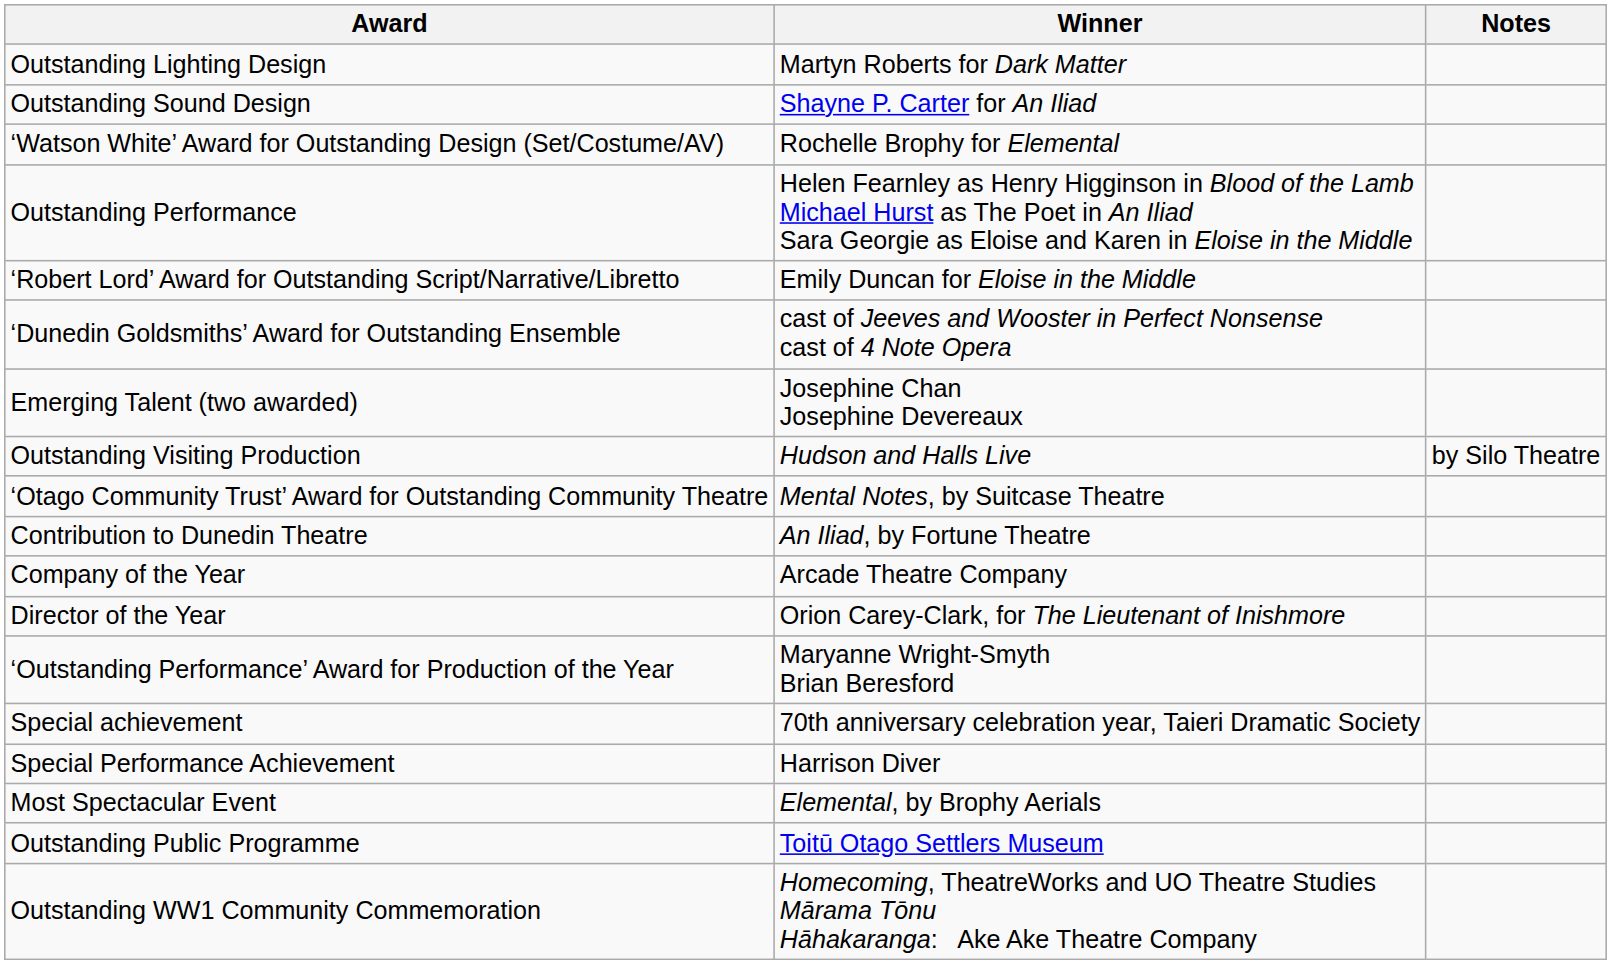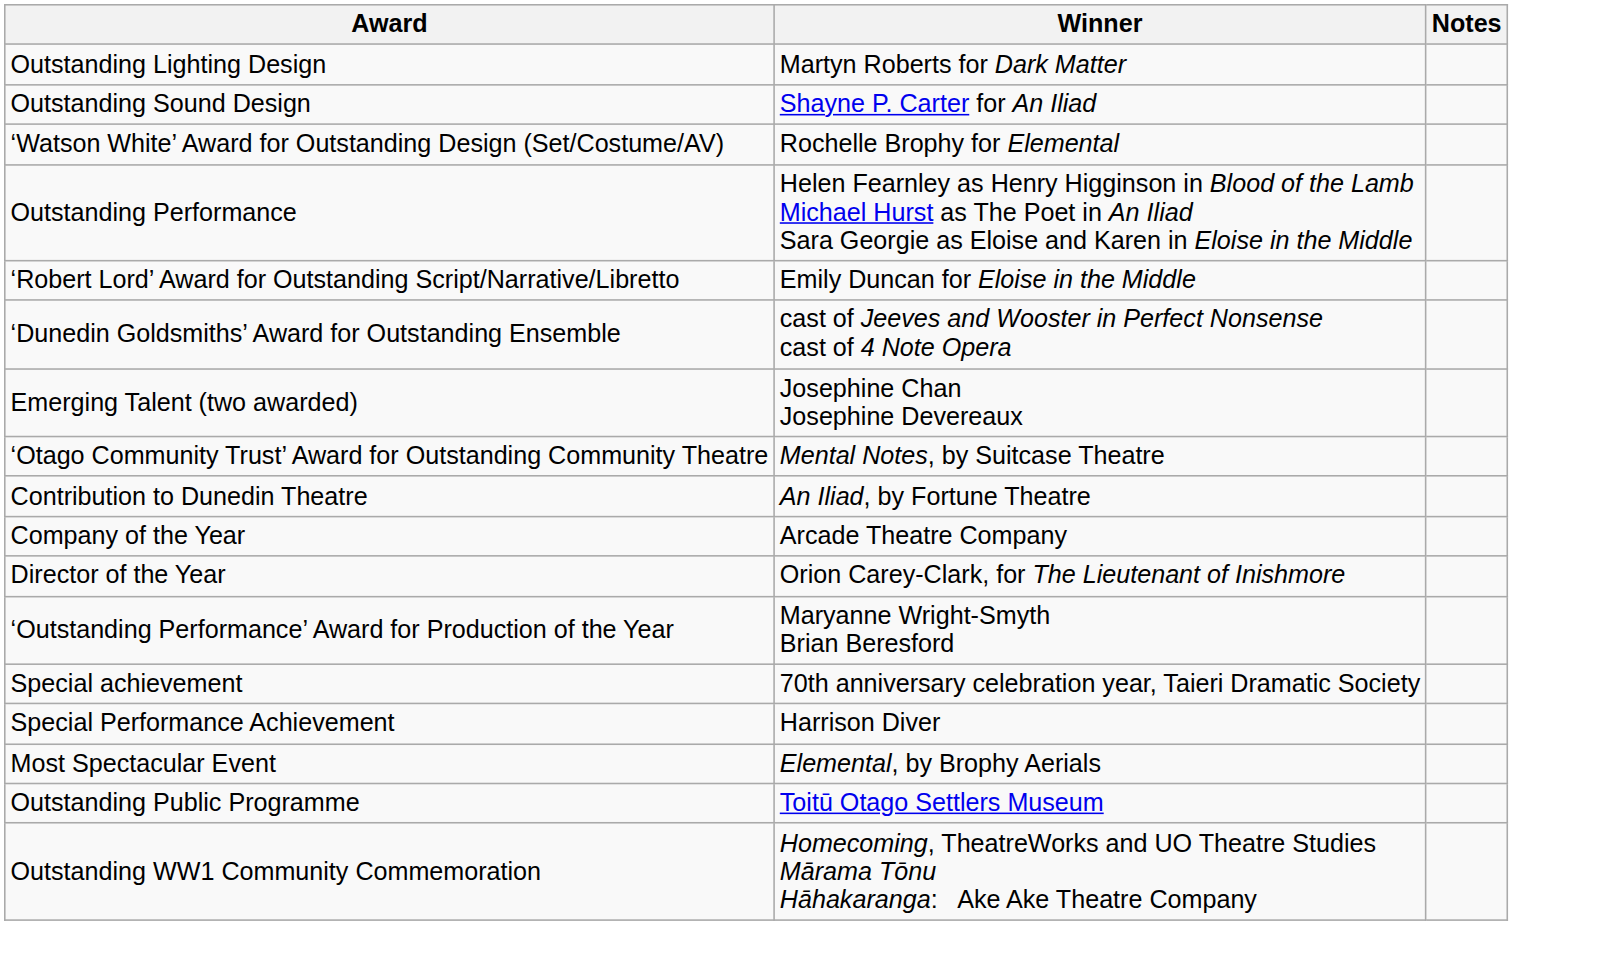- row: (186, 456)
